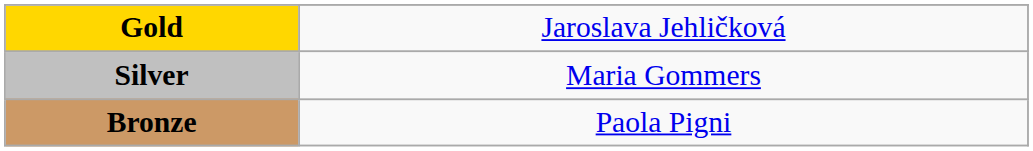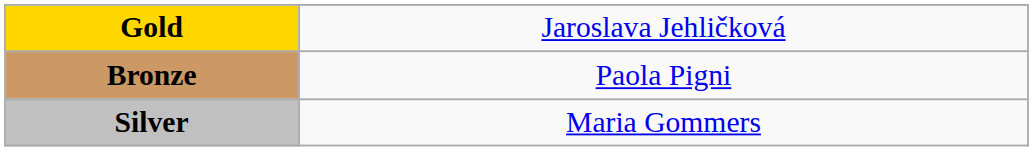rows swapped: (152, 74) <-> (152, 121)
